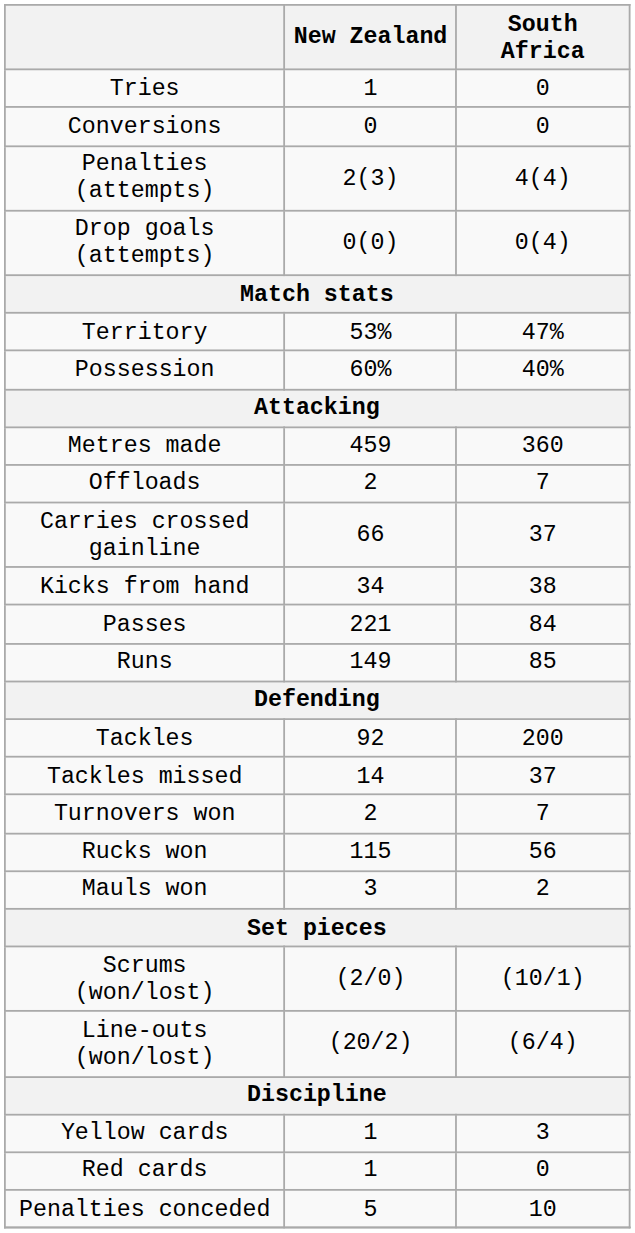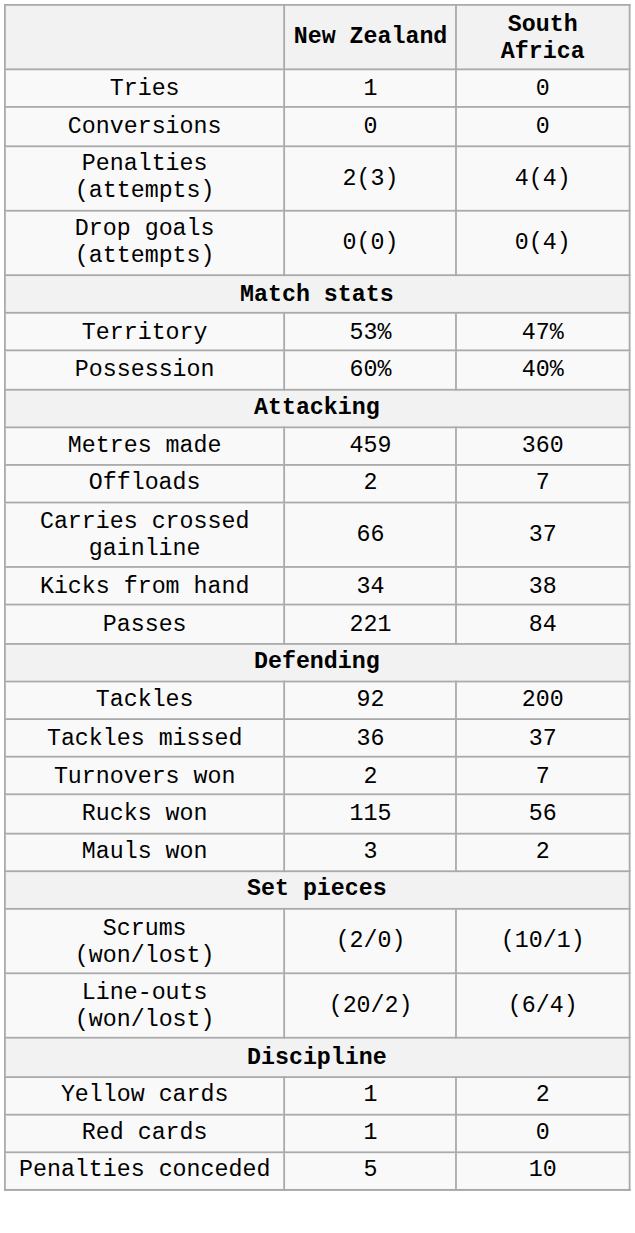- row: (145, 662)
(371, 776) 14 -> (371, 738) 36
(543, 1133) 3 -> (543, 1095) 2
